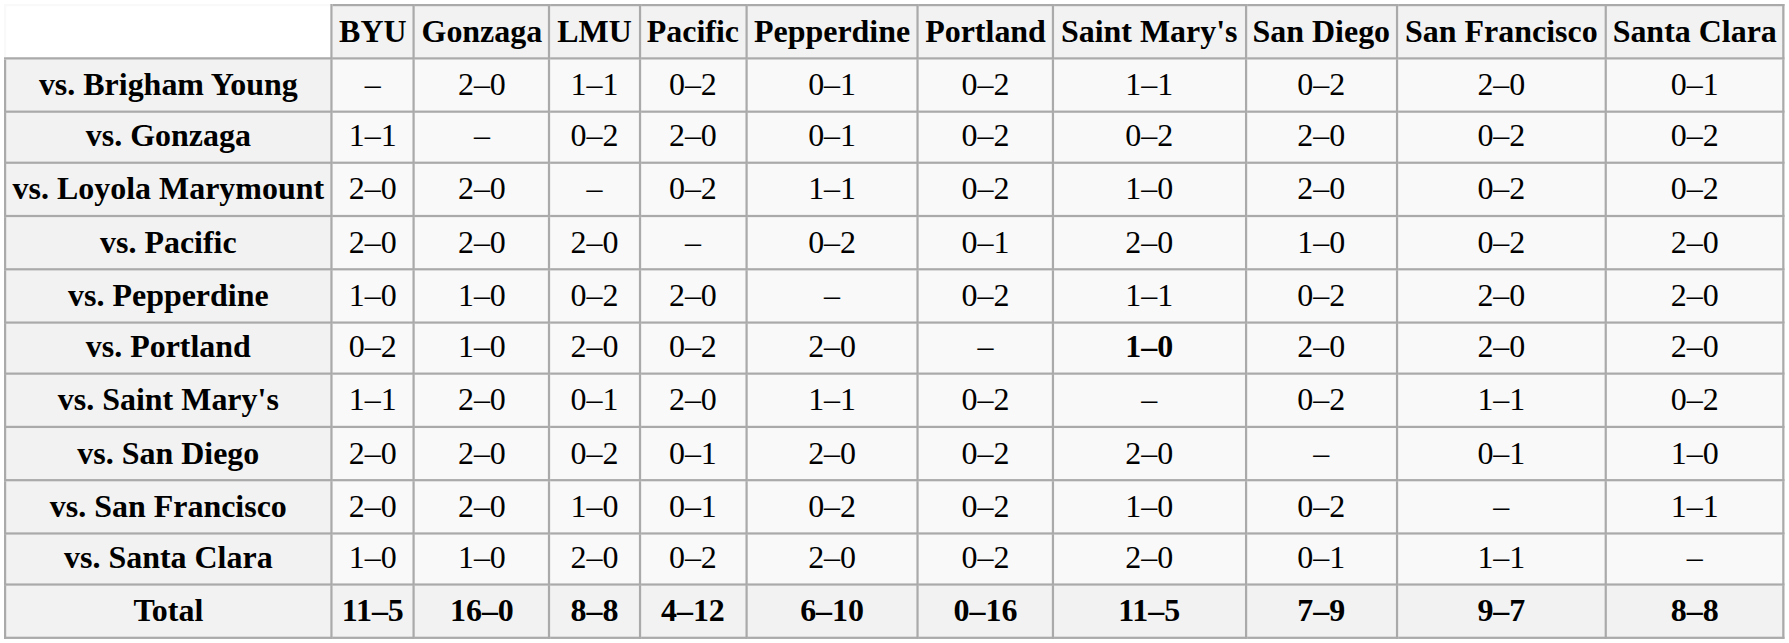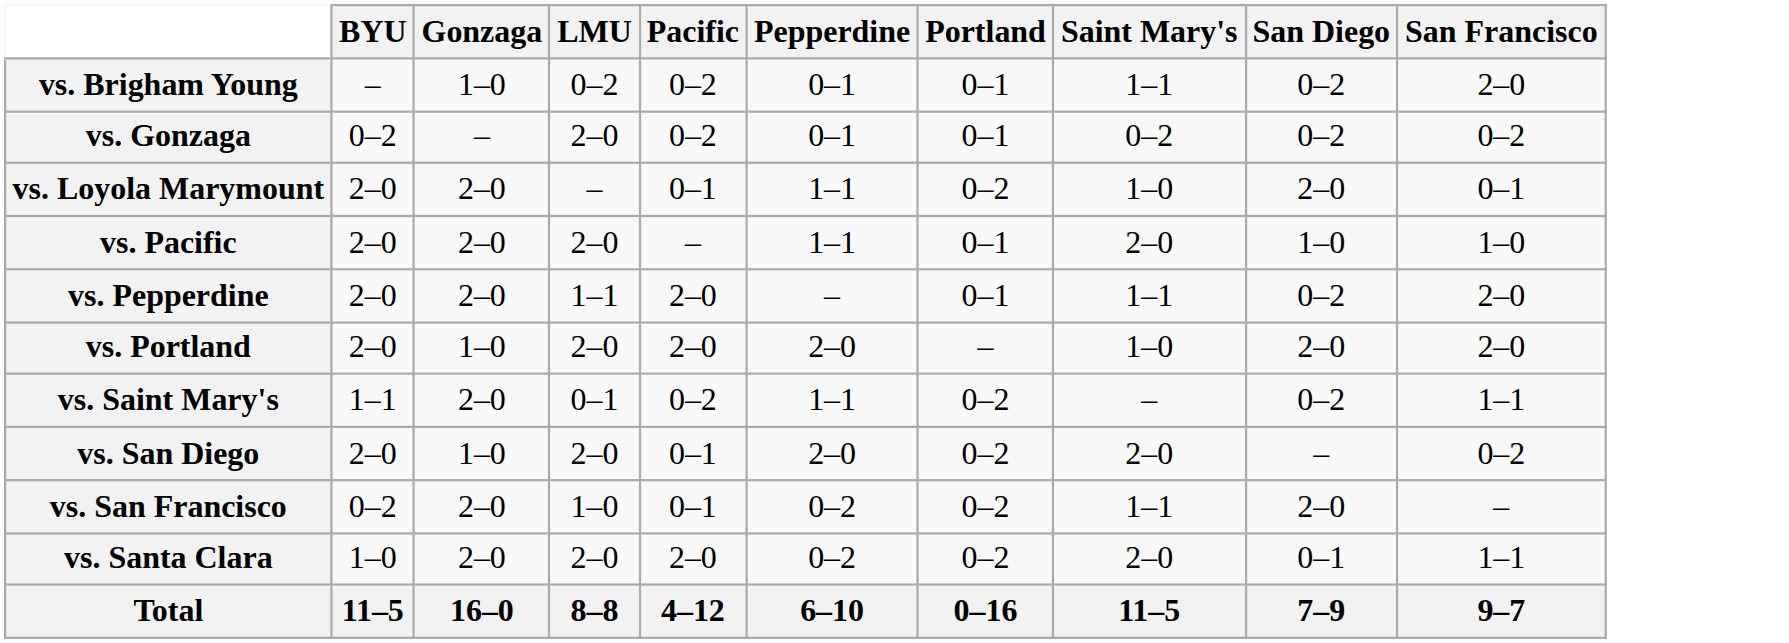- column: (1695, 31)
(482, 83) 2–0 -> (482, 83) 1–0
(594, 83) 1–1 -> (594, 83) 0–2
(986, 83) 0–2 -> (986, 83) 0–1
(373, 136) 1–1 -> (373, 136) 0–2
(594, 136) 0–2 -> (594, 136) 2–0
(693, 136) 2–0 -> (693, 136) 0–2
(986, 136) 0–2 -> (986, 136) 0–1
(1321, 136) 2–0 -> (1321, 136) 0–2
(693, 189) 0–2 -> (693, 189) 0–1
(1501, 189) 0–2 -> (1501, 189) 0–1
(832, 242) 0–2 -> (832, 242) 1–1
(1501, 242) 0–2 -> (1501, 242) 1–0
(373, 294) 1–0 -> (373, 294) 2–0
(482, 294) 1–0 -> (482, 294) 2–0
(594, 294) 0–2 -> (594, 294) 1–1
(986, 294) 0–2 -> (986, 294) 0–1
(373, 347) 0–2 -> (373, 347) 2–0
(693, 347) 0–2 -> (693, 347) 2–0
(1149, 347) bold -> (1149, 347) normal
(693, 400) 2–0 -> (693, 400) 0–2
(482, 453) 2–0 -> (482, 453) 1–0
(594, 453) 0–2 -> (594, 453) 2–0
(1501, 453) 0–1 -> (1501, 453) 0–2
(373, 505) 2–0 -> (373, 505) 0–2
(1149, 505) 1–0 -> (1149, 505) 1–1
(1321, 505) 0–2 -> (1321, 505) 2–0
(482, 558) 1–0 -> (482, 558) 2–0
(693, 558) 0–2 -> (693, 558) 2–0
(832, 558) 2–0 -> (832, 558) 0–2
